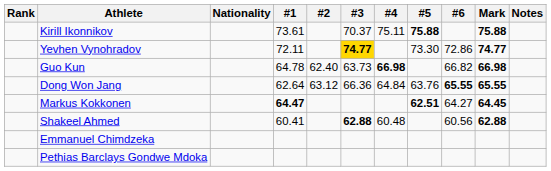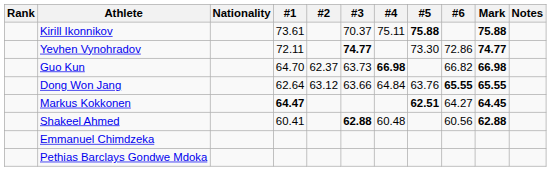(357, 49) gold background -> (357, 49) no background
(290, 67) 64.78 -> (290, 67) 64.70
(324, 67) 62.40 -> (324, 67) 62.37
(357, 85) 66.36 -> (357, 85) 63.66
